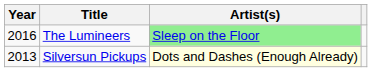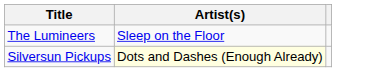- column: (22, 14)
(206, 35) lightgreen background -> (171, 35) no background
